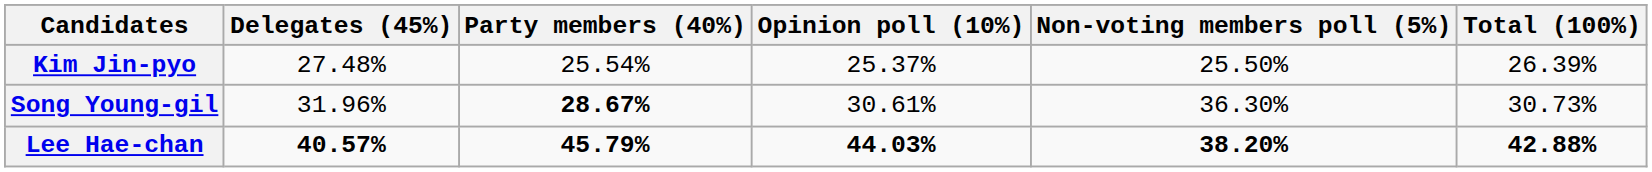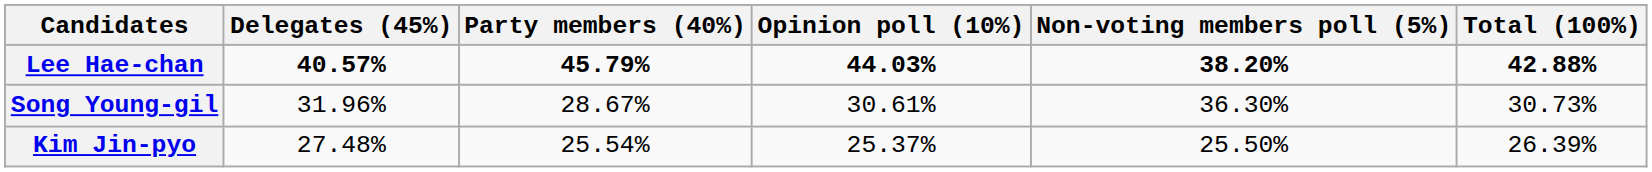rows swapped: (115, 146) <-> (115, 65)
(605, 106) bold -> (605, 106) normal
